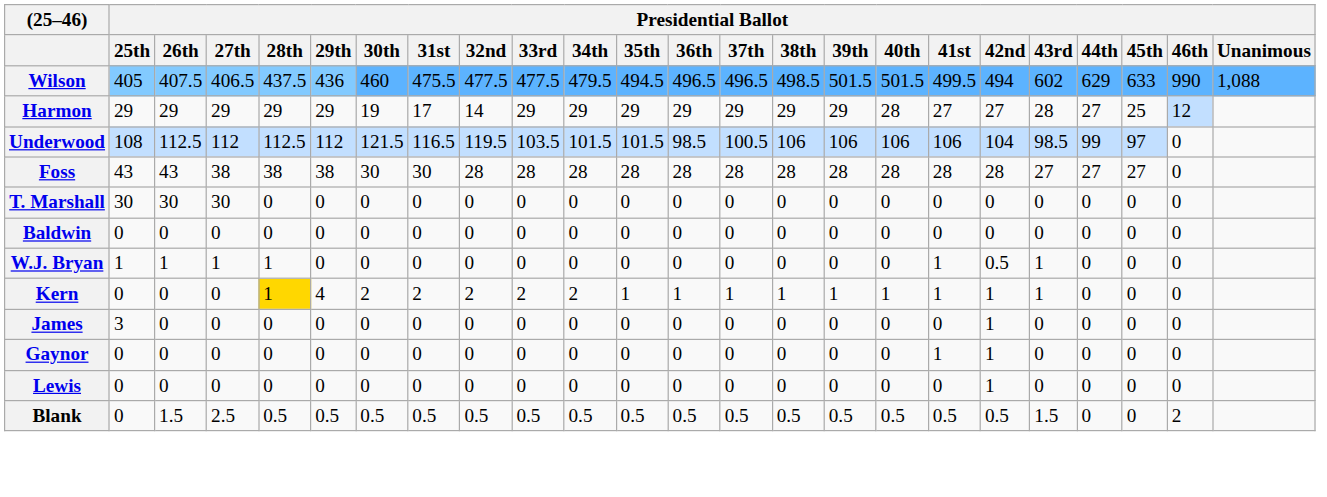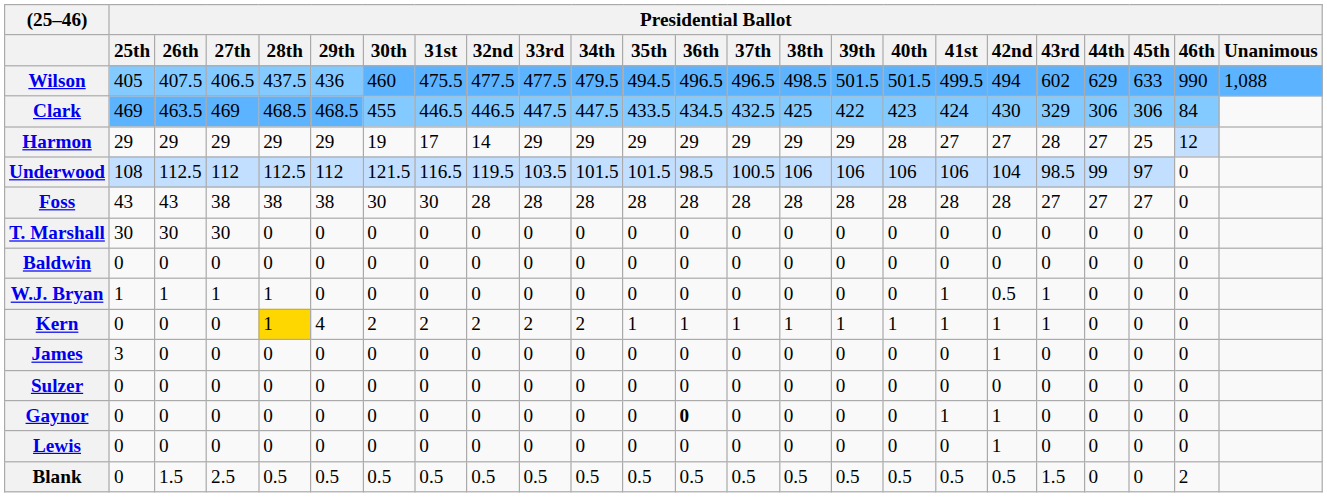+ row: (57, 111)
+ row: (57, 385)
(677, 354) normal -> (684, 415) bold
